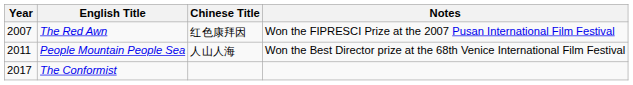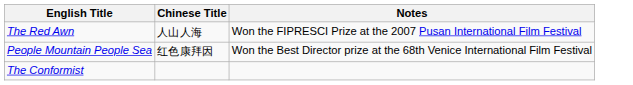- column: (21, 13)
(218, 31) 红色康拜因 -> (180, 31) 人山人海
(213, 51) 人山人海 -> (185, 51) 红色康拜因
